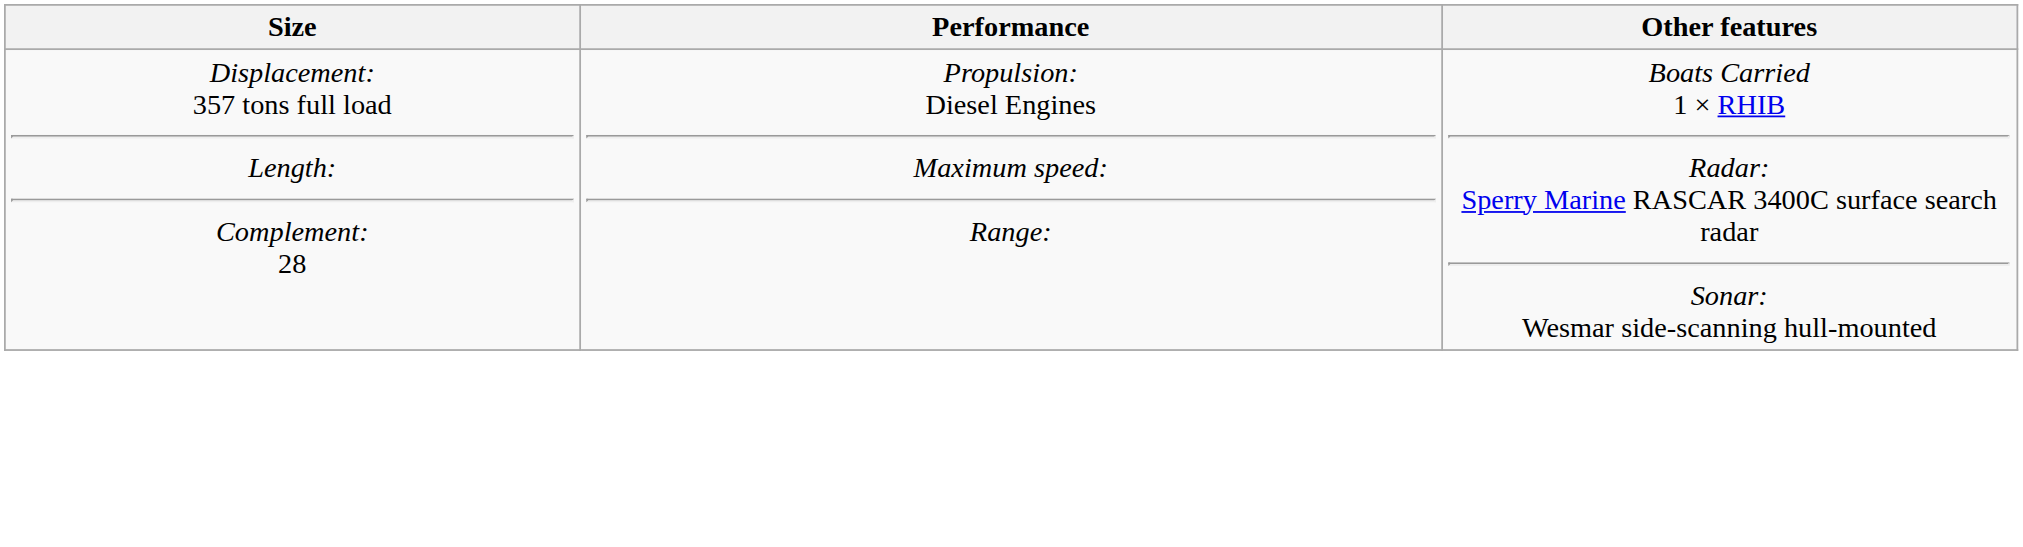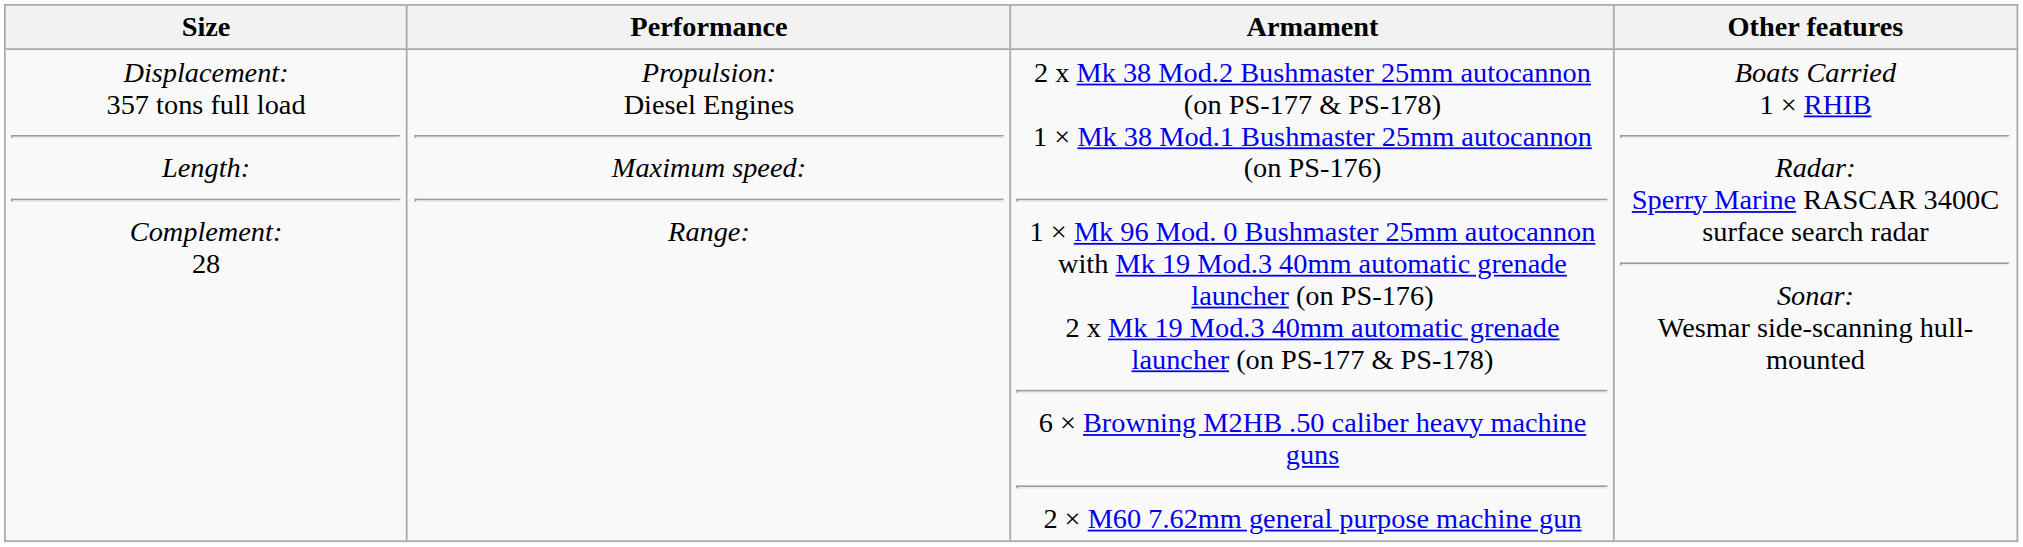+ column: (1312, 26)
